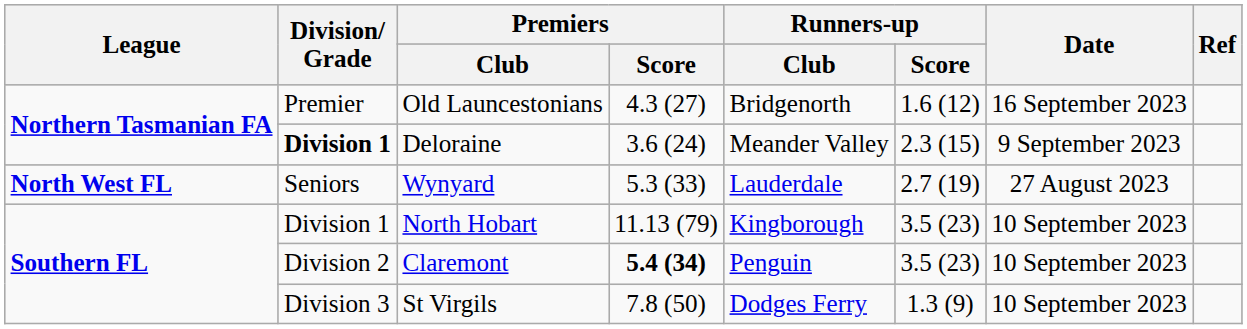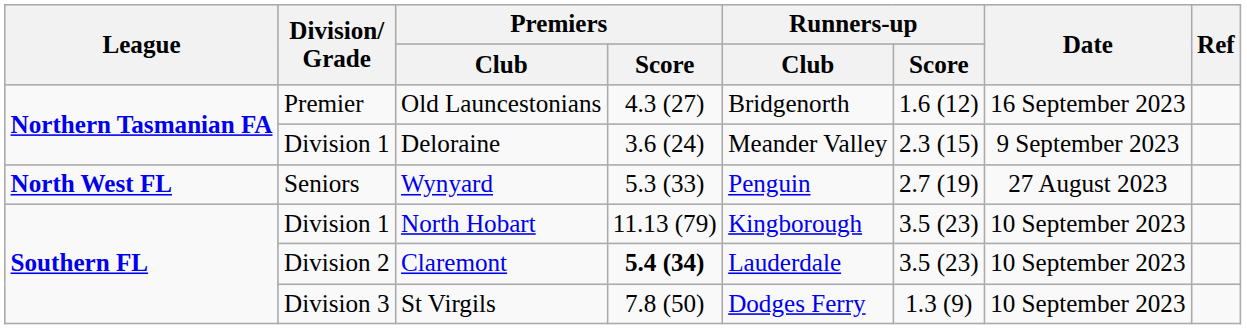(337, 143) bold -> (337, 143) normal
(786, 183) Lauderdale -> (769, 183) Penguin
(771, 263) Penguin -> (785, 263) Lauderdale
